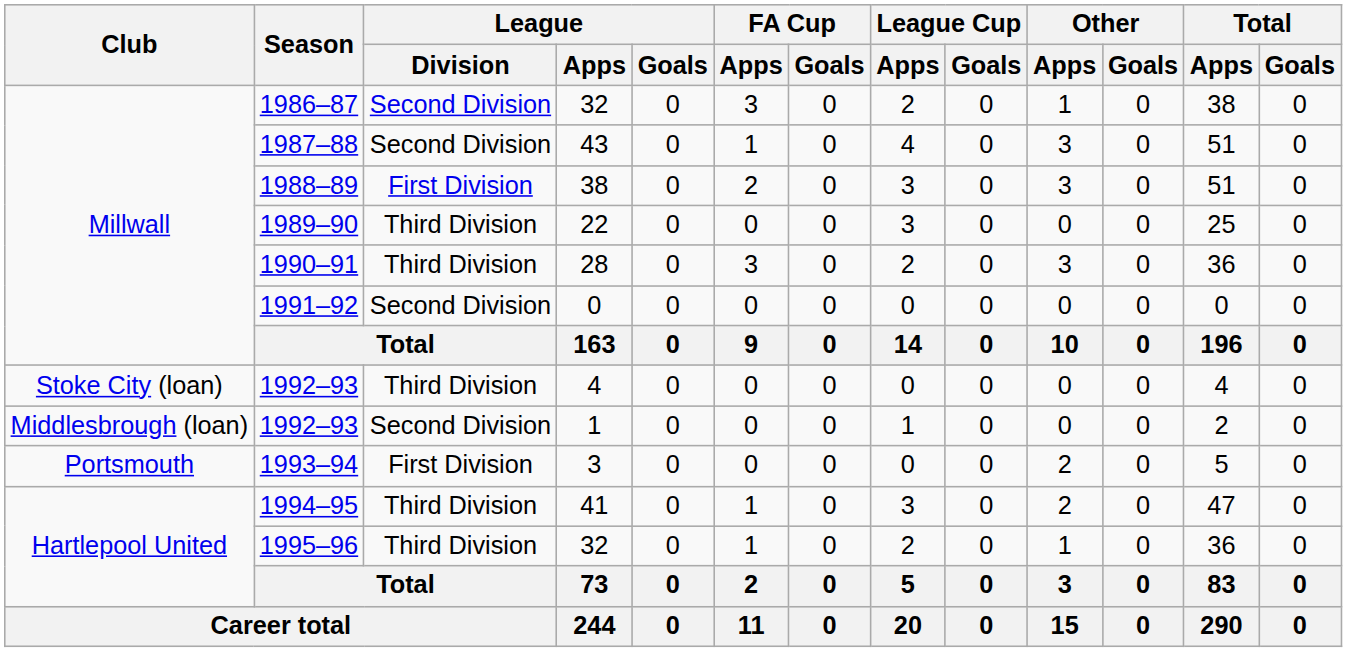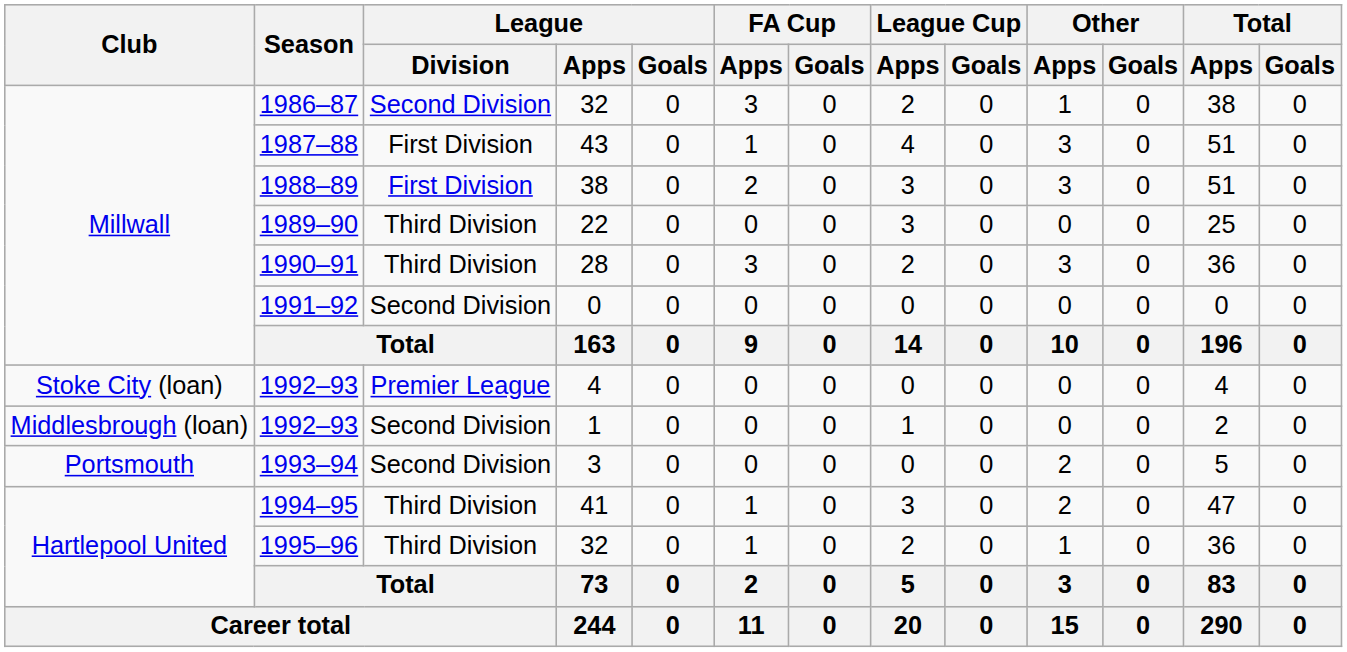(460, 144) Second Division -> (460, 144) First Division
(460, 385) Third Division -> (460, 385) Premier League
(460, 465) First Division -> (460, 465) Second Division
